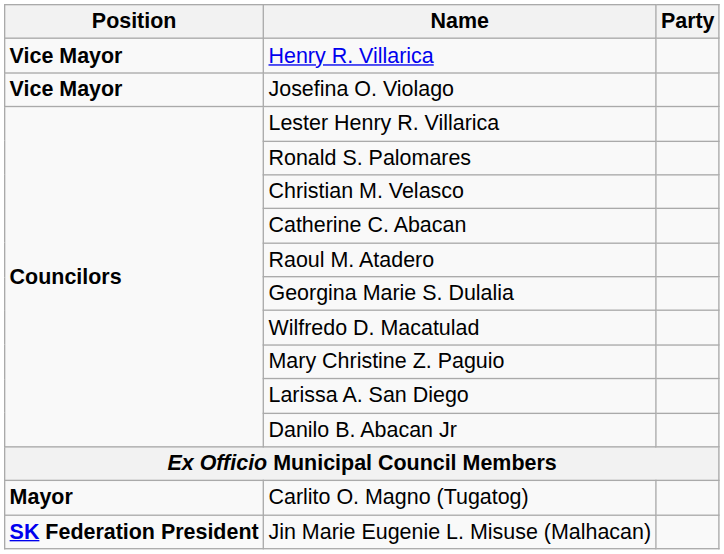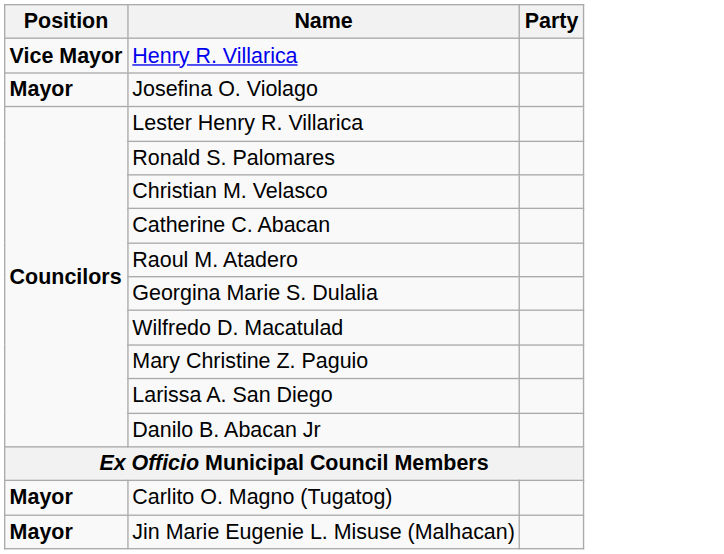(66, 89) Vice Mayor -> (41, 89) Mayor
(134, 531) SK Federation President -> (41, 531) Mayor
